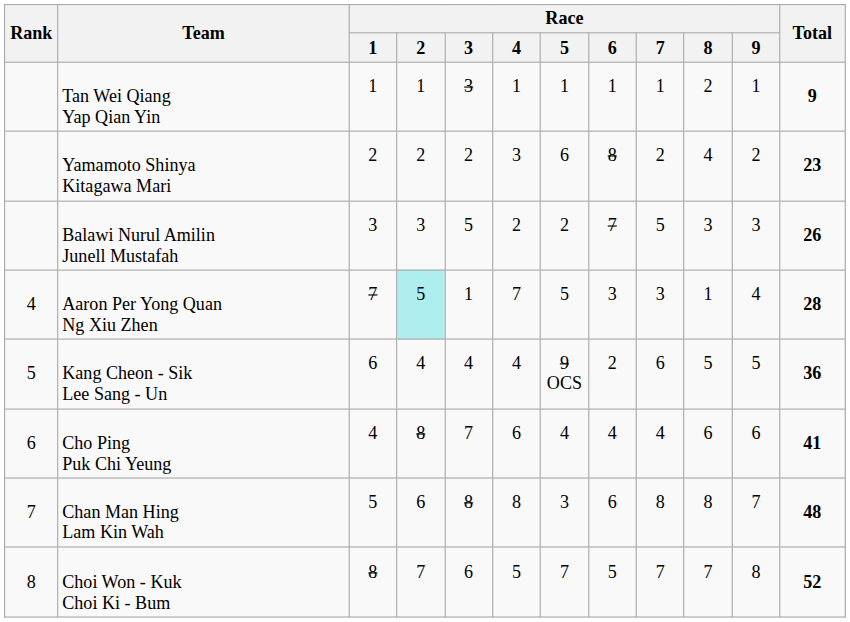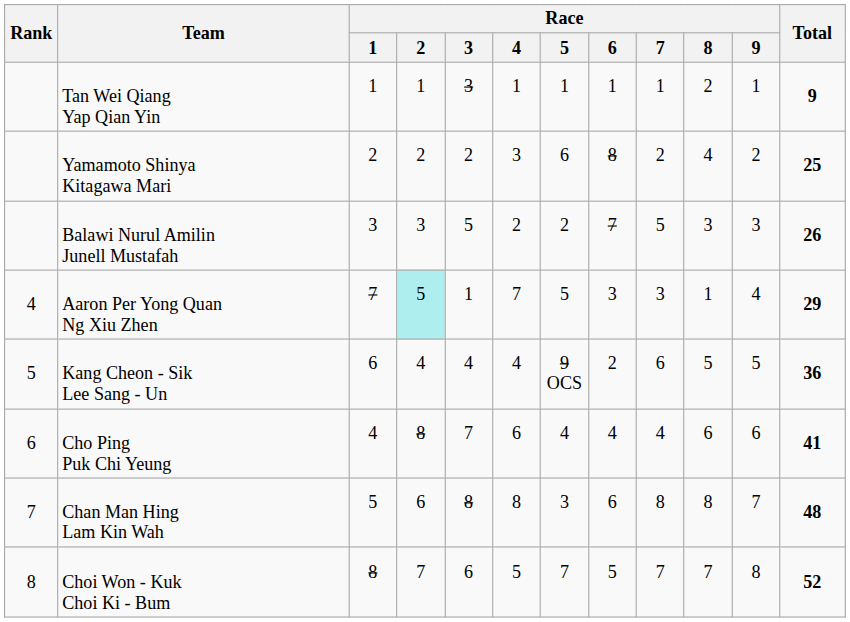(812, 165) 23 -> (812, 165) 25
(812, 304) 28 -> (812, 304) 29
